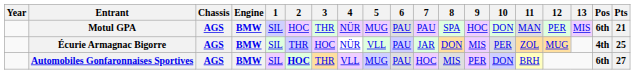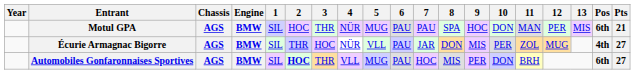(621, 44) 25 -> (621, 44) 27
